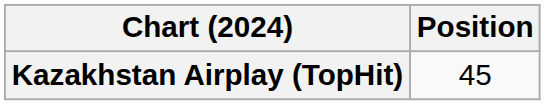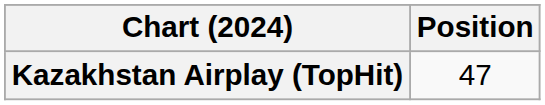(475, 74) 45 -> (475, 74) 47
